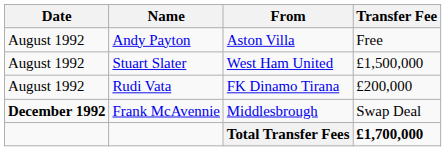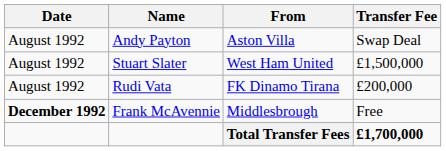(370, 39) Free -> (389, 39) Swap Deal
(389, 110) Swap Deal -> (370, 110) Free
